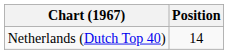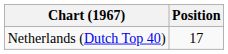(196, 37) 14 -> (196, 37) 17
